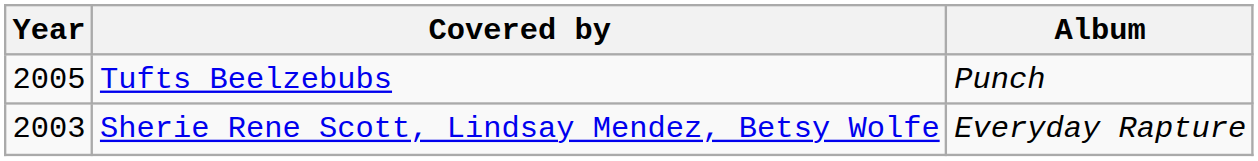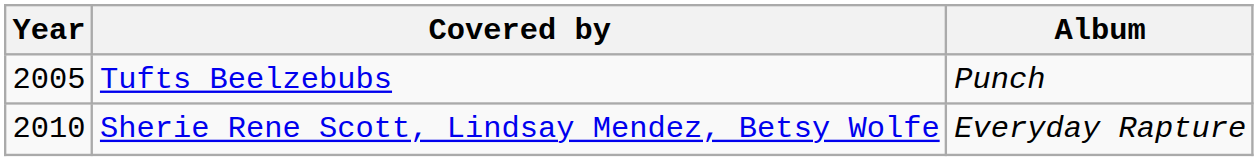(49, 129) 2003 -> (49, 129) 2010
